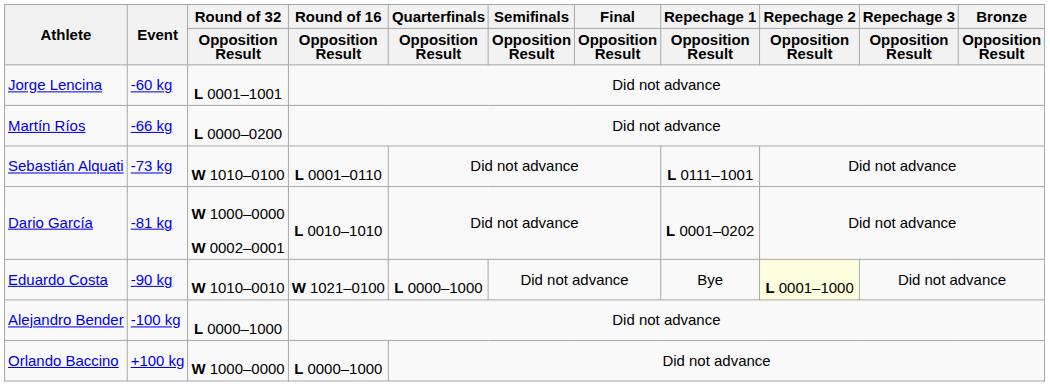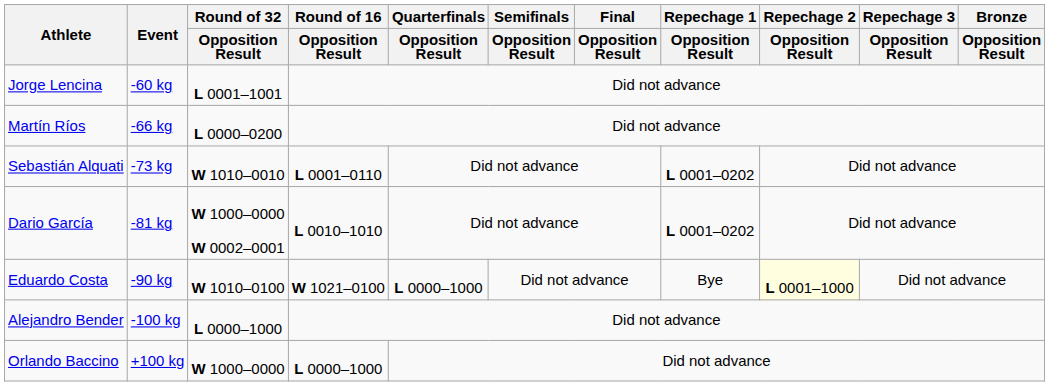(238, 175) W 1010–0100 -> (238, 175) W 1010–0010
(710, 175) L 0111–1001 -> (710, 175) L 0001–0202
(238, 289) W 1010–0010 -> (238, 289) W 1010–0100
